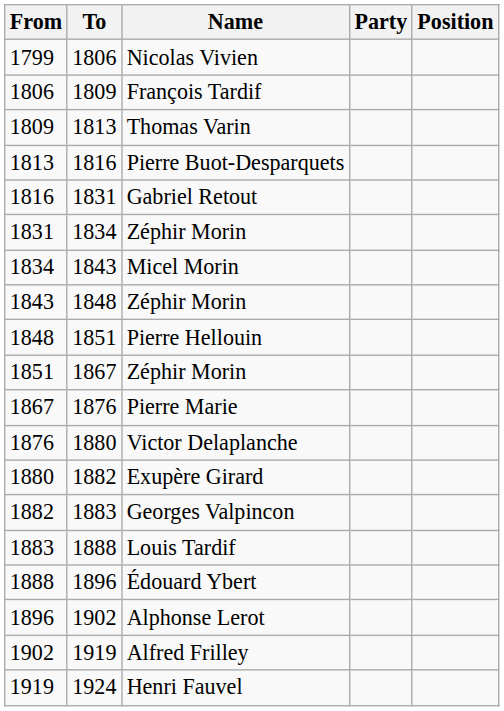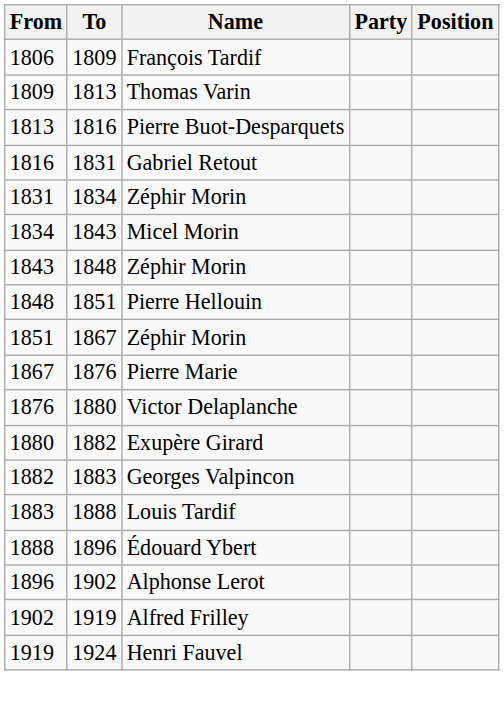- row: (32, 57)
